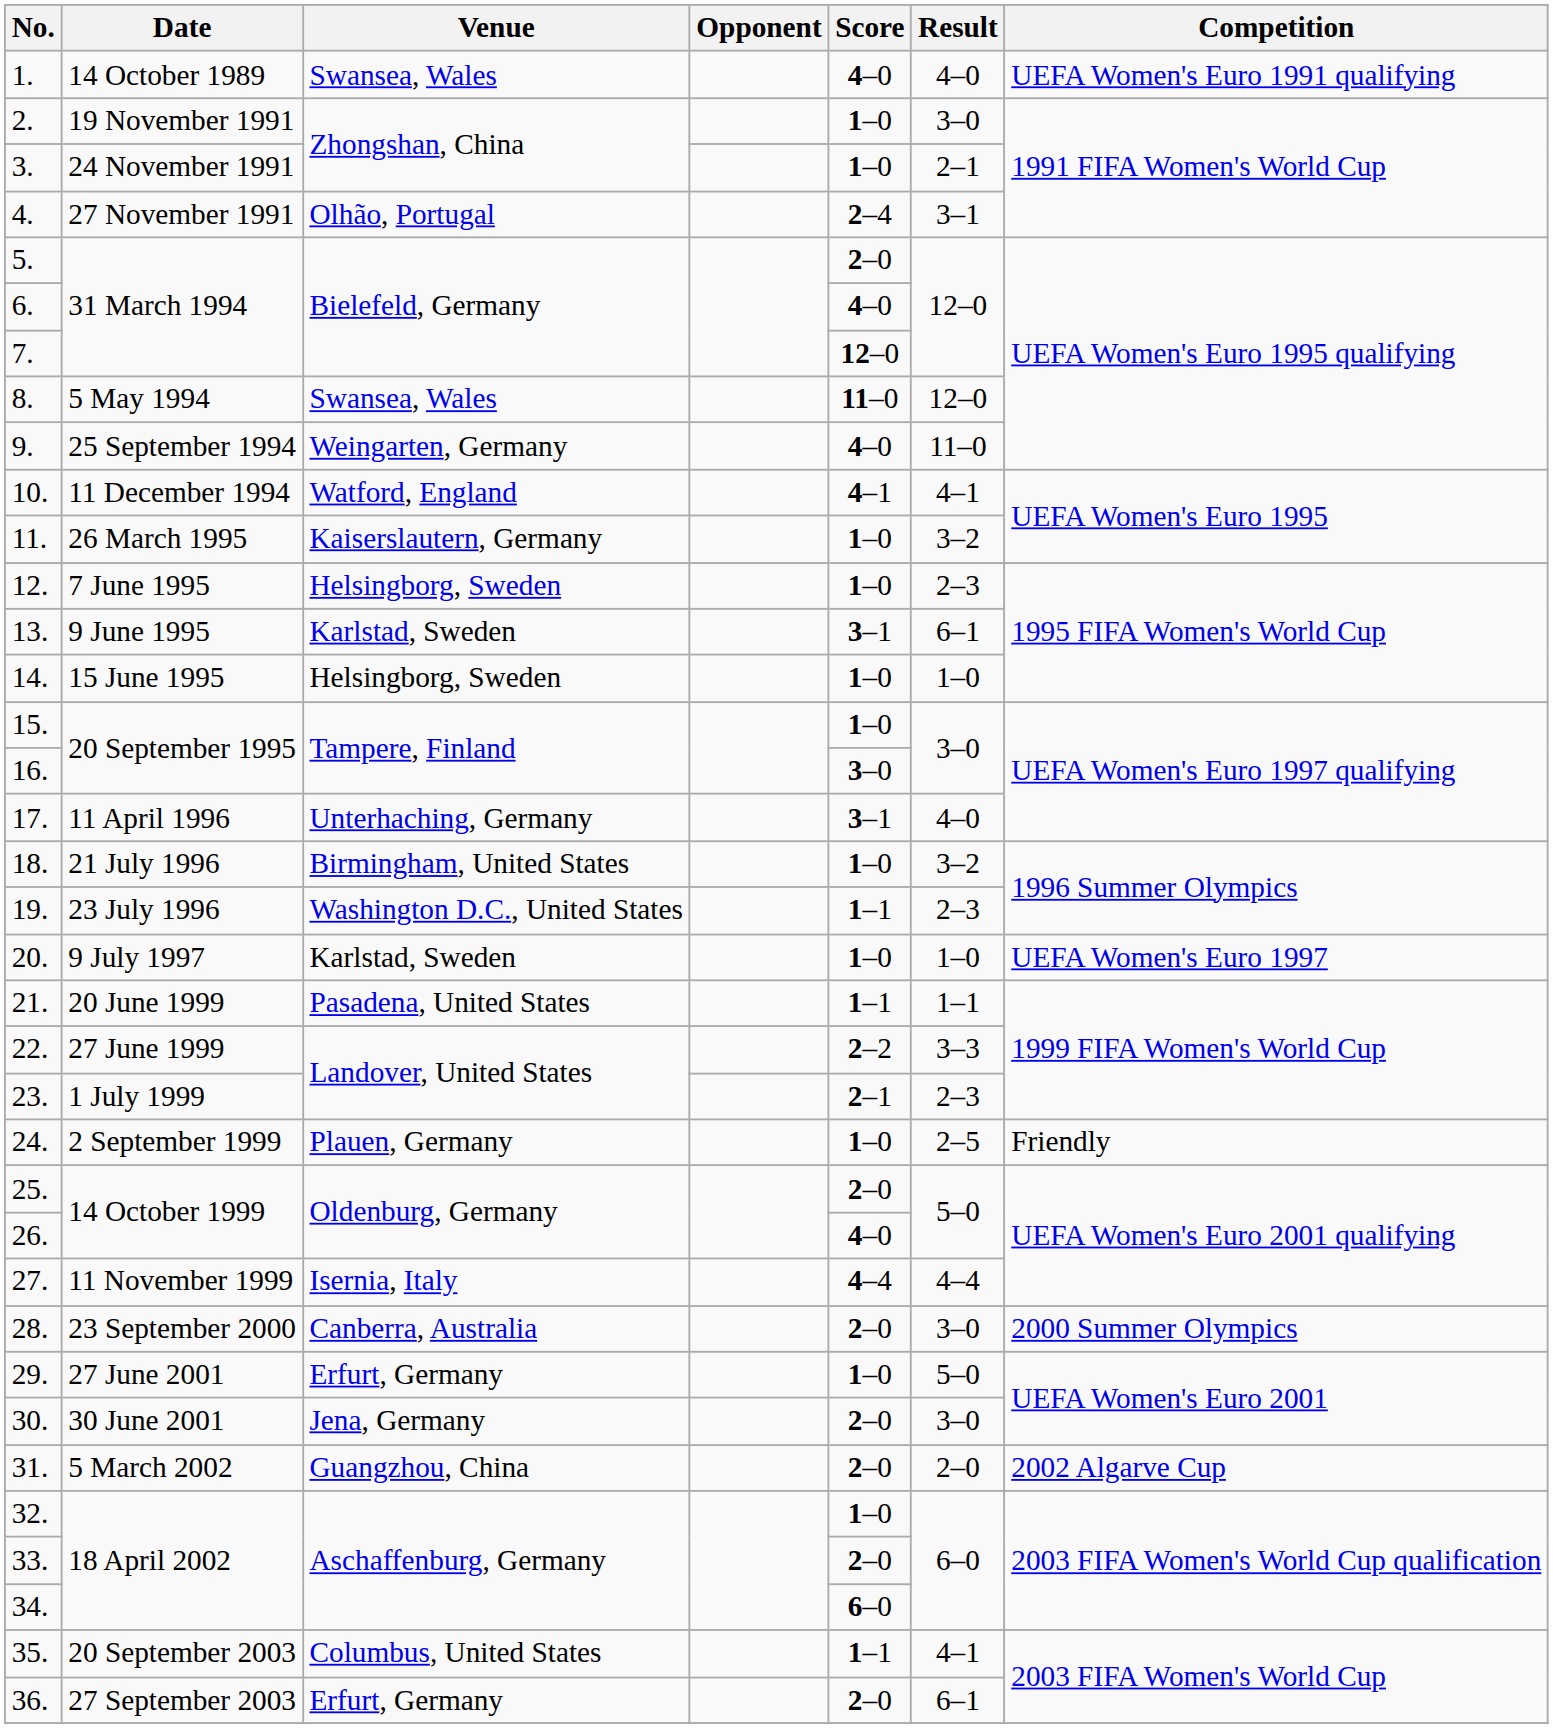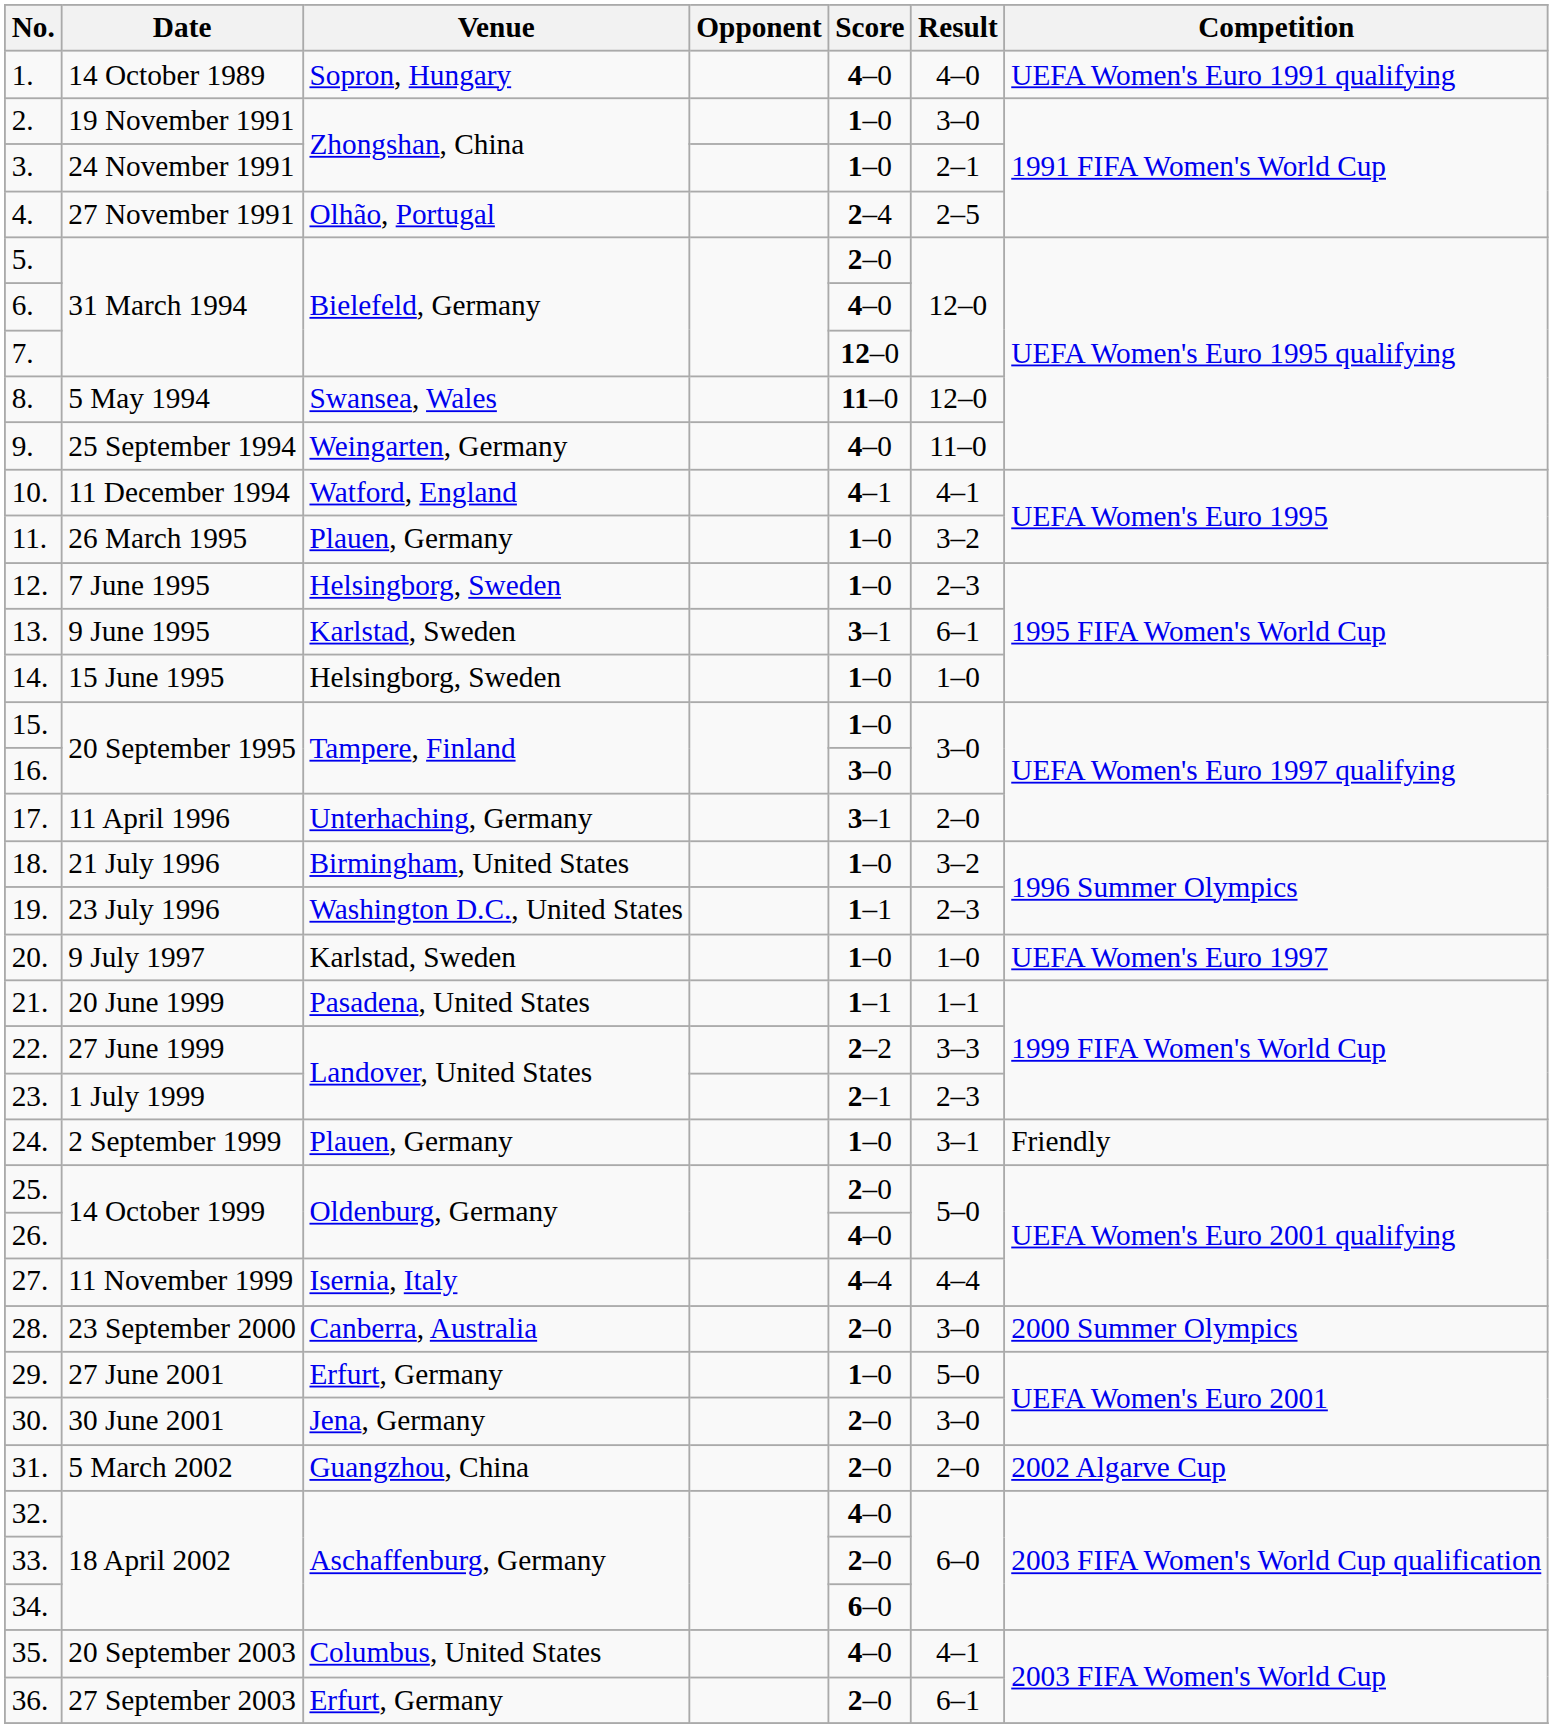(403, 74) Swansea, Wales -> (410, 74) Sopron, Hungary
(958, 213) 3–1 -> (958, 213) 2–5
(456, 538) Kaiserslautern, Germany -> (411, 538) Plauen, Germany
(958, 817) 4–0 -> (958, 817) 2–0
(958, 1142) 2–5 -> (958, 1142) 3–1
(870, 1513) 1–0 -> (870, 1513) 4–0
(870, 1652) 1–1 -> (870, 1652) 4–0
